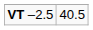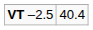(72, 14) 40.5 -> (72, 14) 40.4
